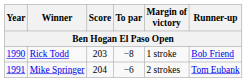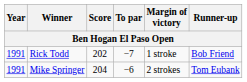(16, 54) 1990 -> (16, 54) 1991
(100, 54) 203 -> (100, 54) 202
(129, 54) −8 -> (129, 54) −7
